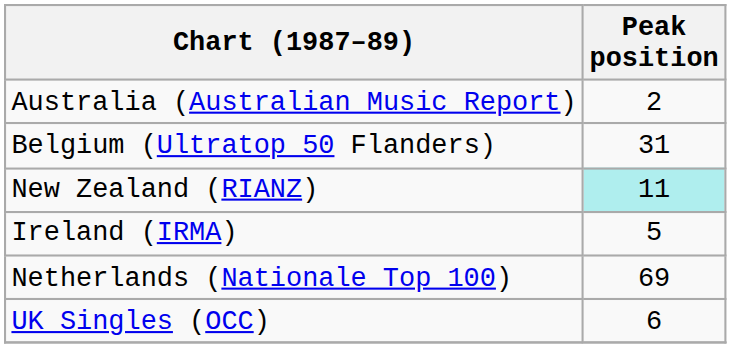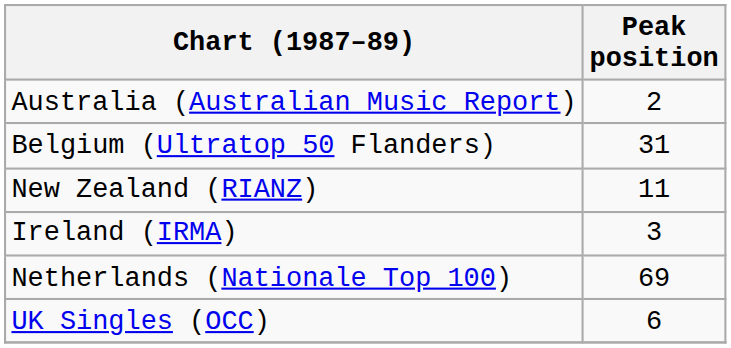(654, 190) paleturquoise background -> (654, 190) no background
(654, 233) 5 -> (654, 233) 3
